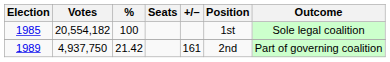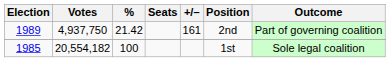rows swapped: (28, 30) <-> (28, 48)
